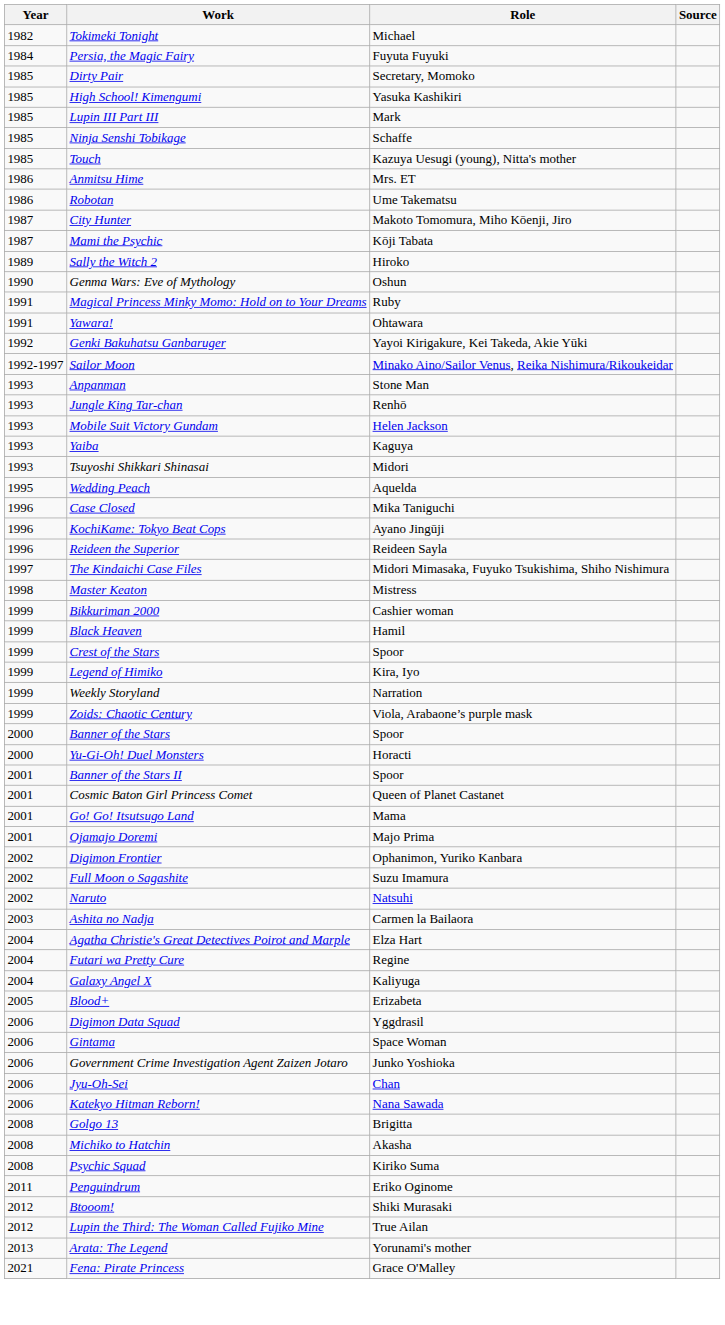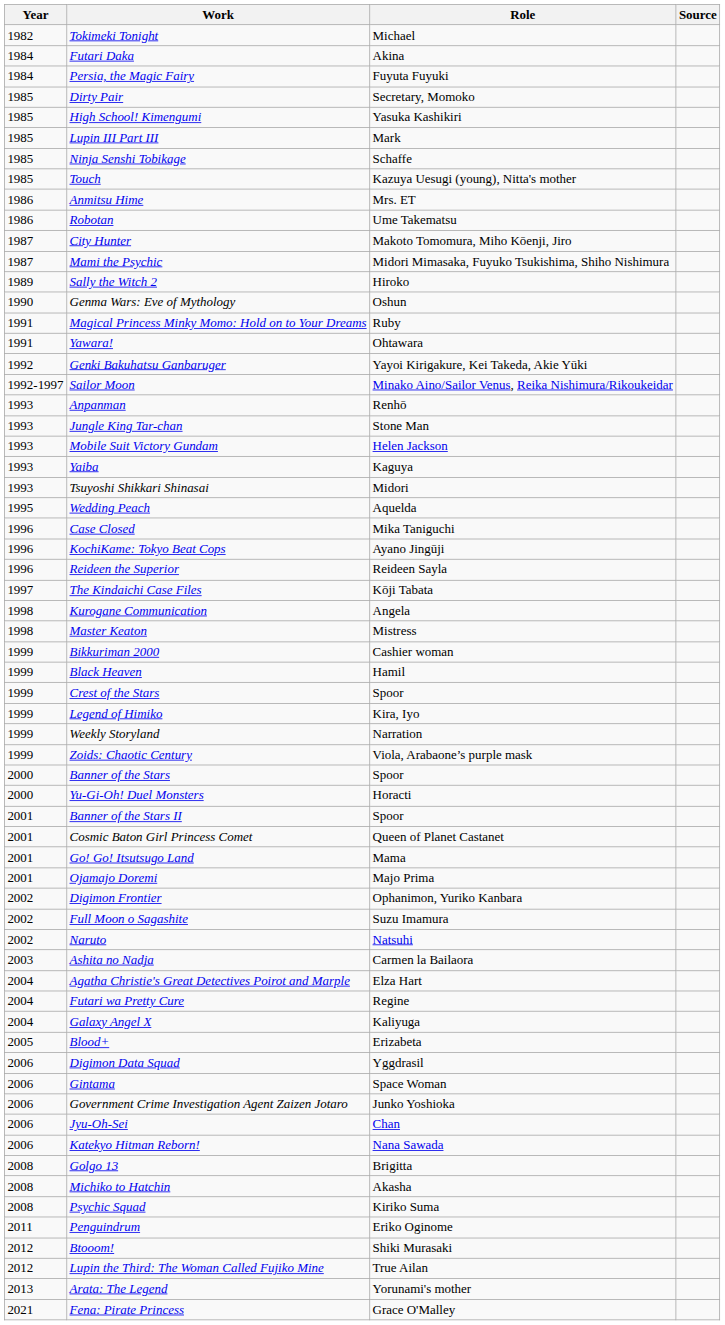+ row: (102, 55)
(403, 240) Kōji Tabata -> (521, 261) Midori Mimasaka, Fuyuko Tsukishima, Shiho Nishimura
(401, 384) Stone Man -> (390, 405) Renhō
(390, 405) Renhō -> (401, 425) Stone Man
(521, 569) Midori Mimasaka, Fuyuko Tsukishima, Shiho Nishimura -> (403, 590) Kōji Tabata
+ row: (138, 610)
